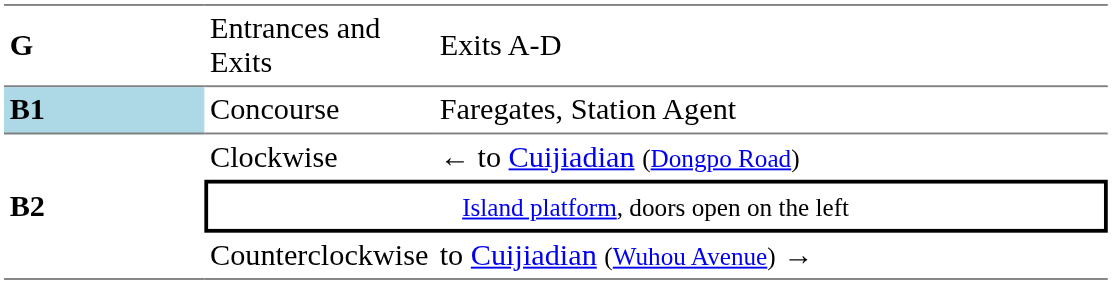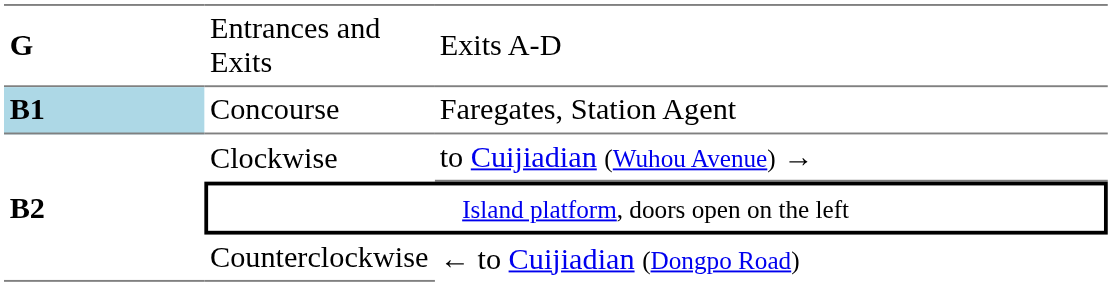(620, 156) ← to Cuijiadian (Dongpo Road) -> (627, 156) to Cuijiadian (Wuhou Avenue) →
(627, 254) to Cuijiadian (Wuhou Avenue) → -> (620, 257) ← to Cuijiadian (Dongpo Road)
